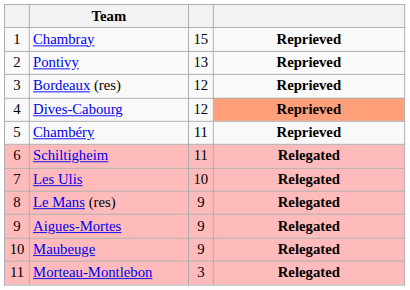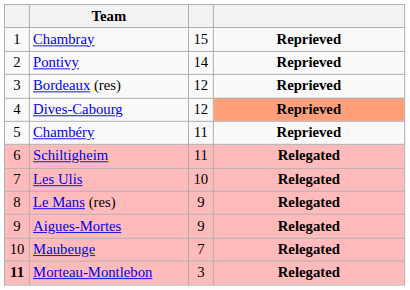(201, 62) 13 -> (201, 62) 14
(201, 249) 9 -> (201, 249) 7
(17, 272) normal -> (17, 272) bold
